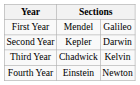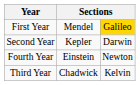(117, 27) no background -> (117, 27) gold background
rows swapped: (31, 57) <-> (31, 73)
